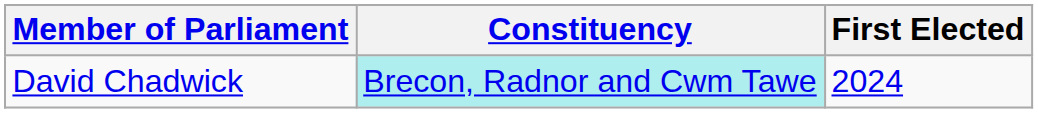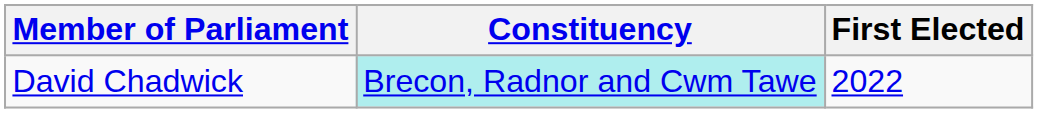(867, 81) 2024 -> (867, 81) 2022
